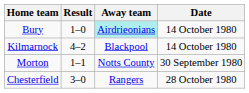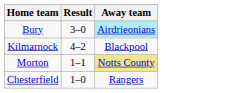- column: (201, 12)
(78, 29) 1–0 -> (78, 29) 3–0
(126, 63) no background -> (126, 63) khaki background
(78, 79) 3–0 -> (78, 79) 1–0
